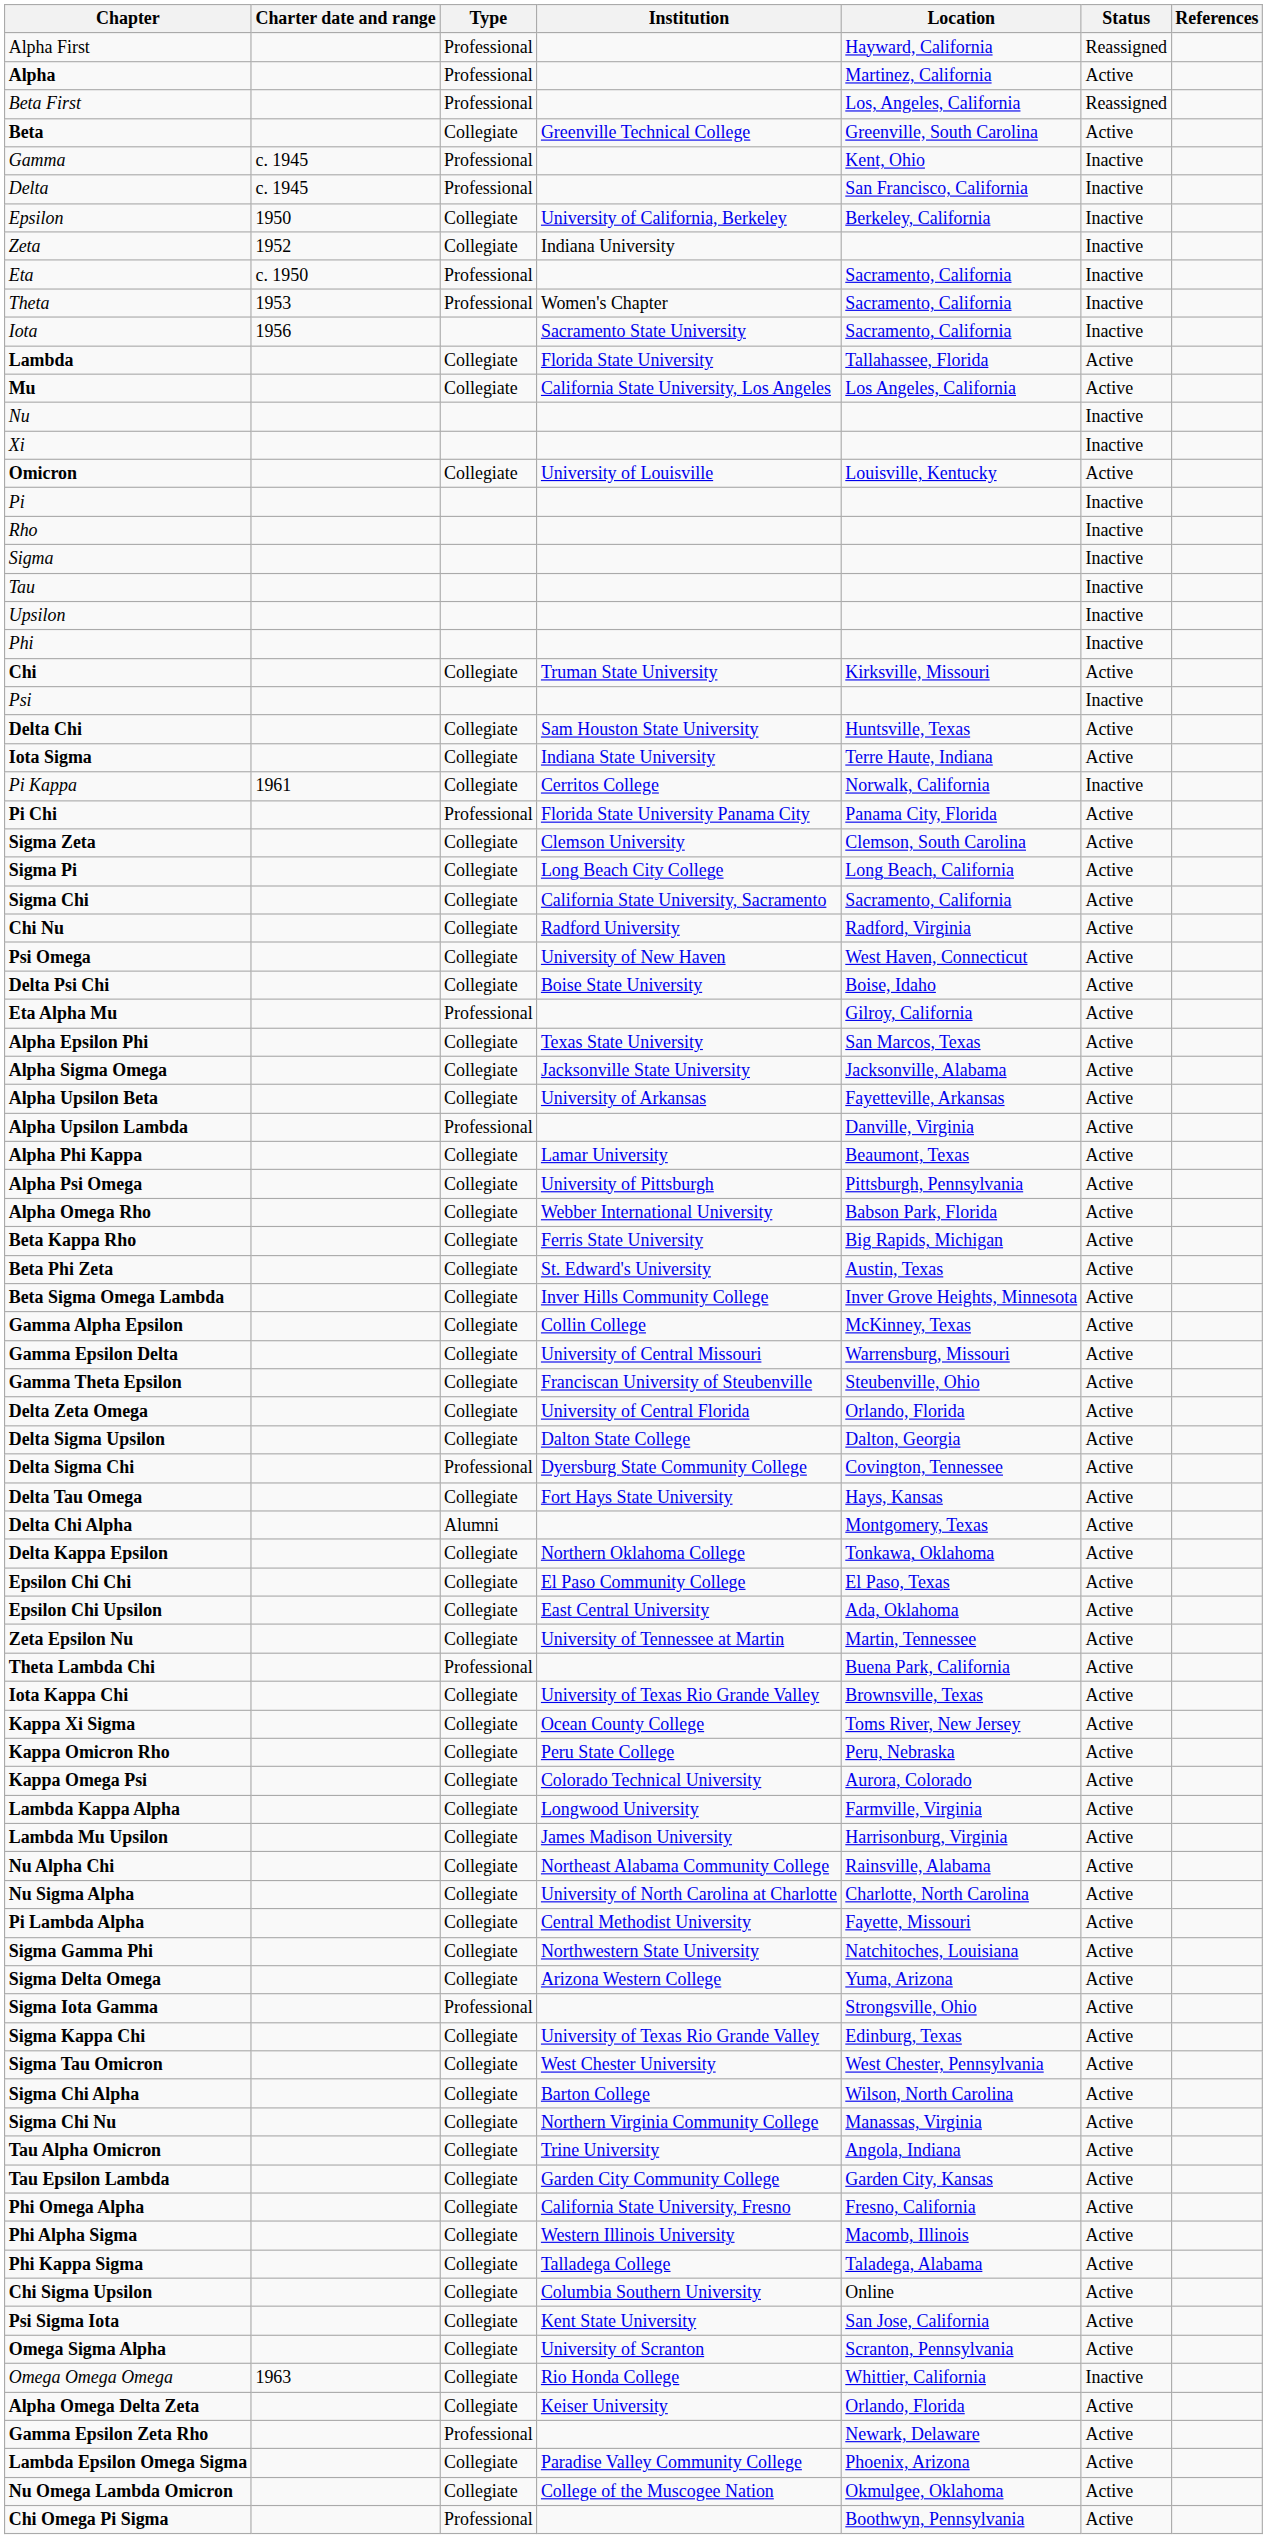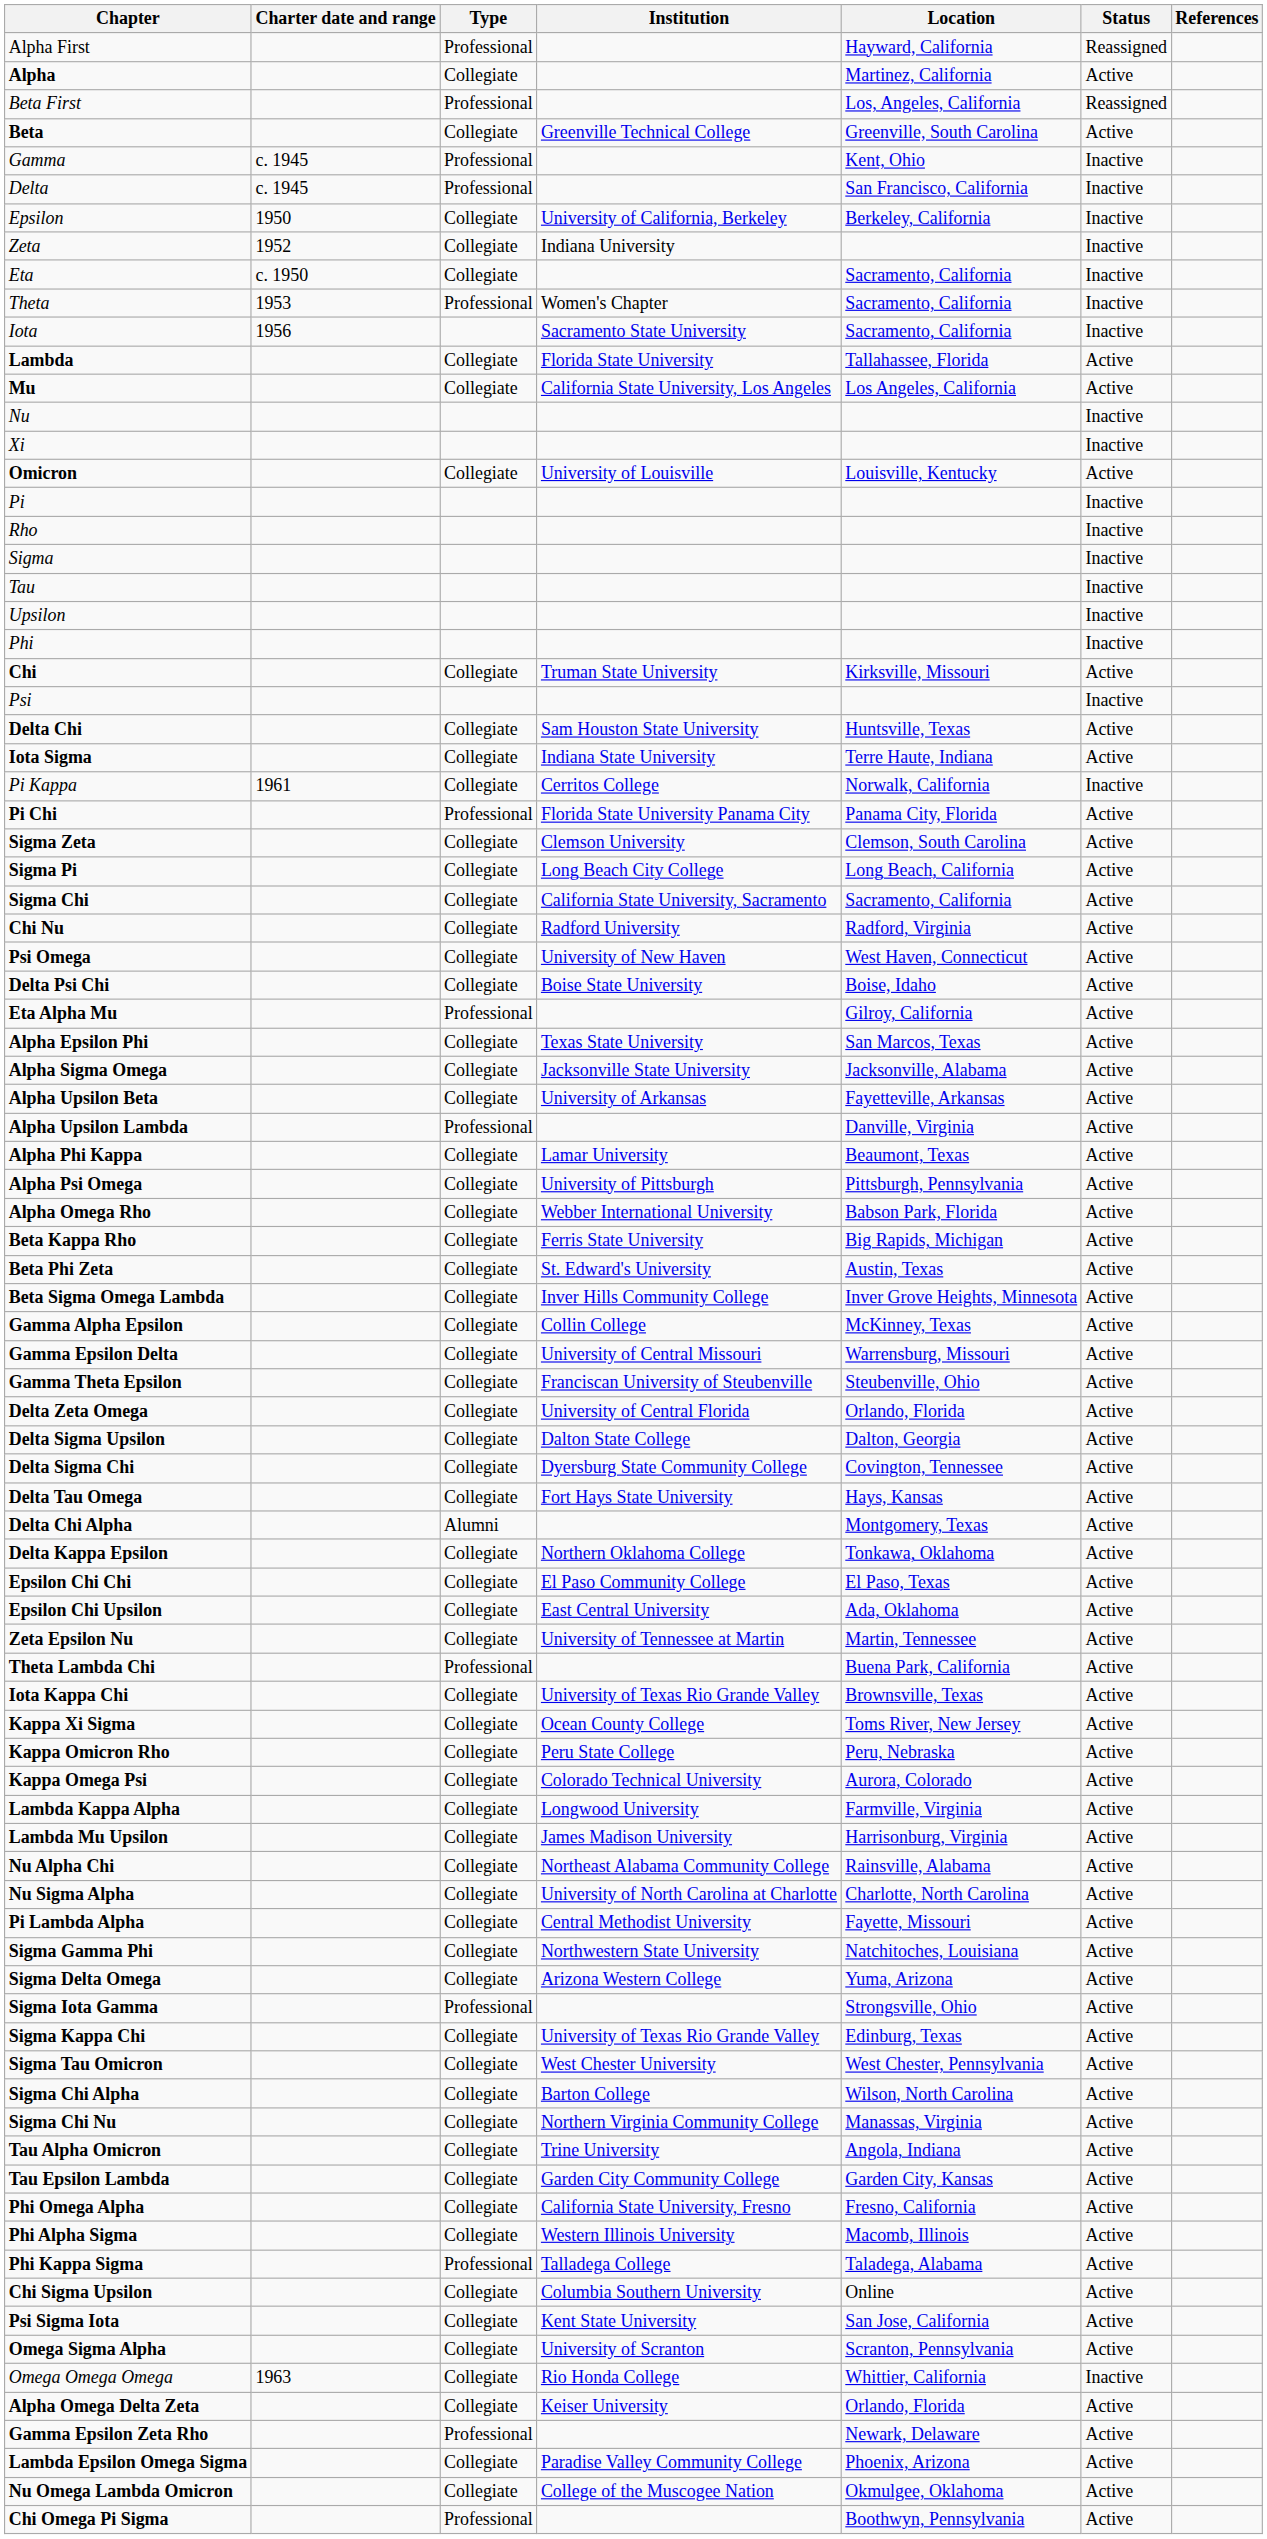(488, 75) Professional -> (481, 75) Collegiate
(488, 274) Professional -> (481, 274) Collegiate
(488, 1468) Professional -> (481, 1468) Collegiate
(481, 2263) Collegiate -> (488, 2263) Professional
